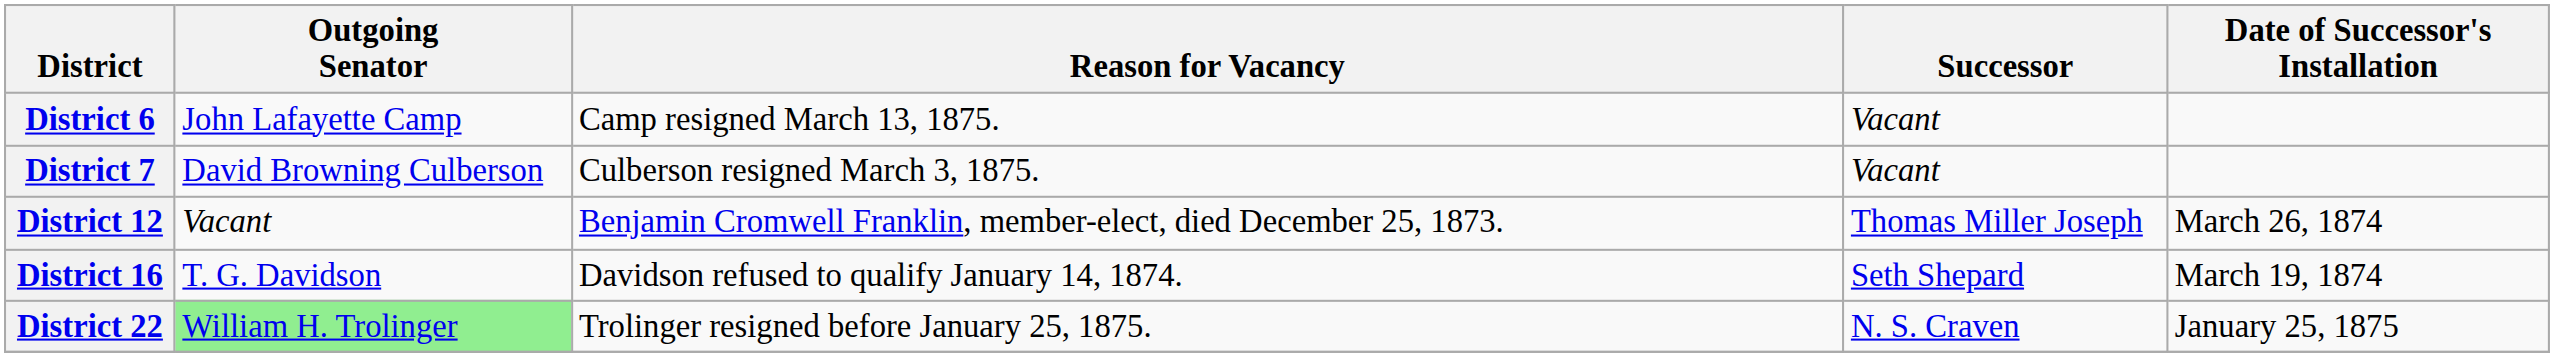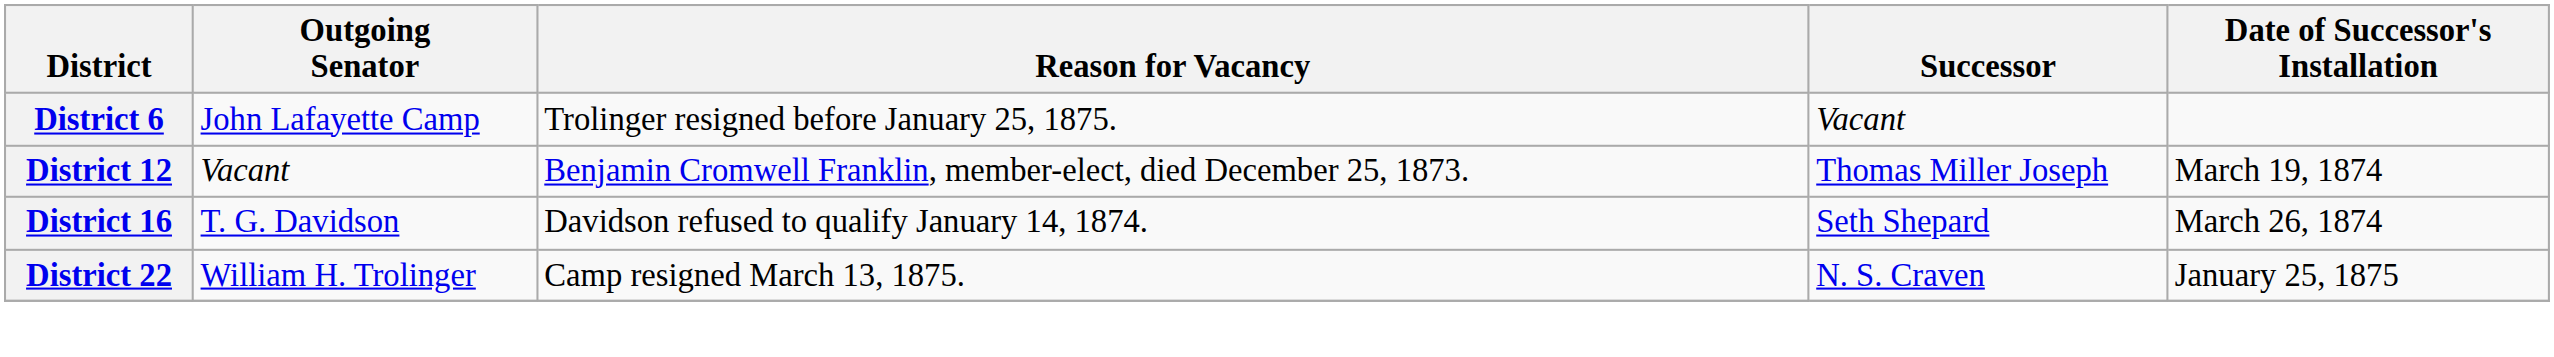(789, 118) Camp resigned March 13, 1875. -> (831, 118) Trolinger resigned before January 25, 1875.
- row: (90, 170)
(2279, 222) March 26, 1874 -> (2279, 170) March 19, 1874
(2279, 274) March 19, 1874 -> (2279, 222) March 26, 1874
(320, 325) lightgreen background -> (338, 274) no background
(865, 325) Trolinger resigned before January 25, 1875. -> (755, 274) Camp resigned March 13, 1875.
